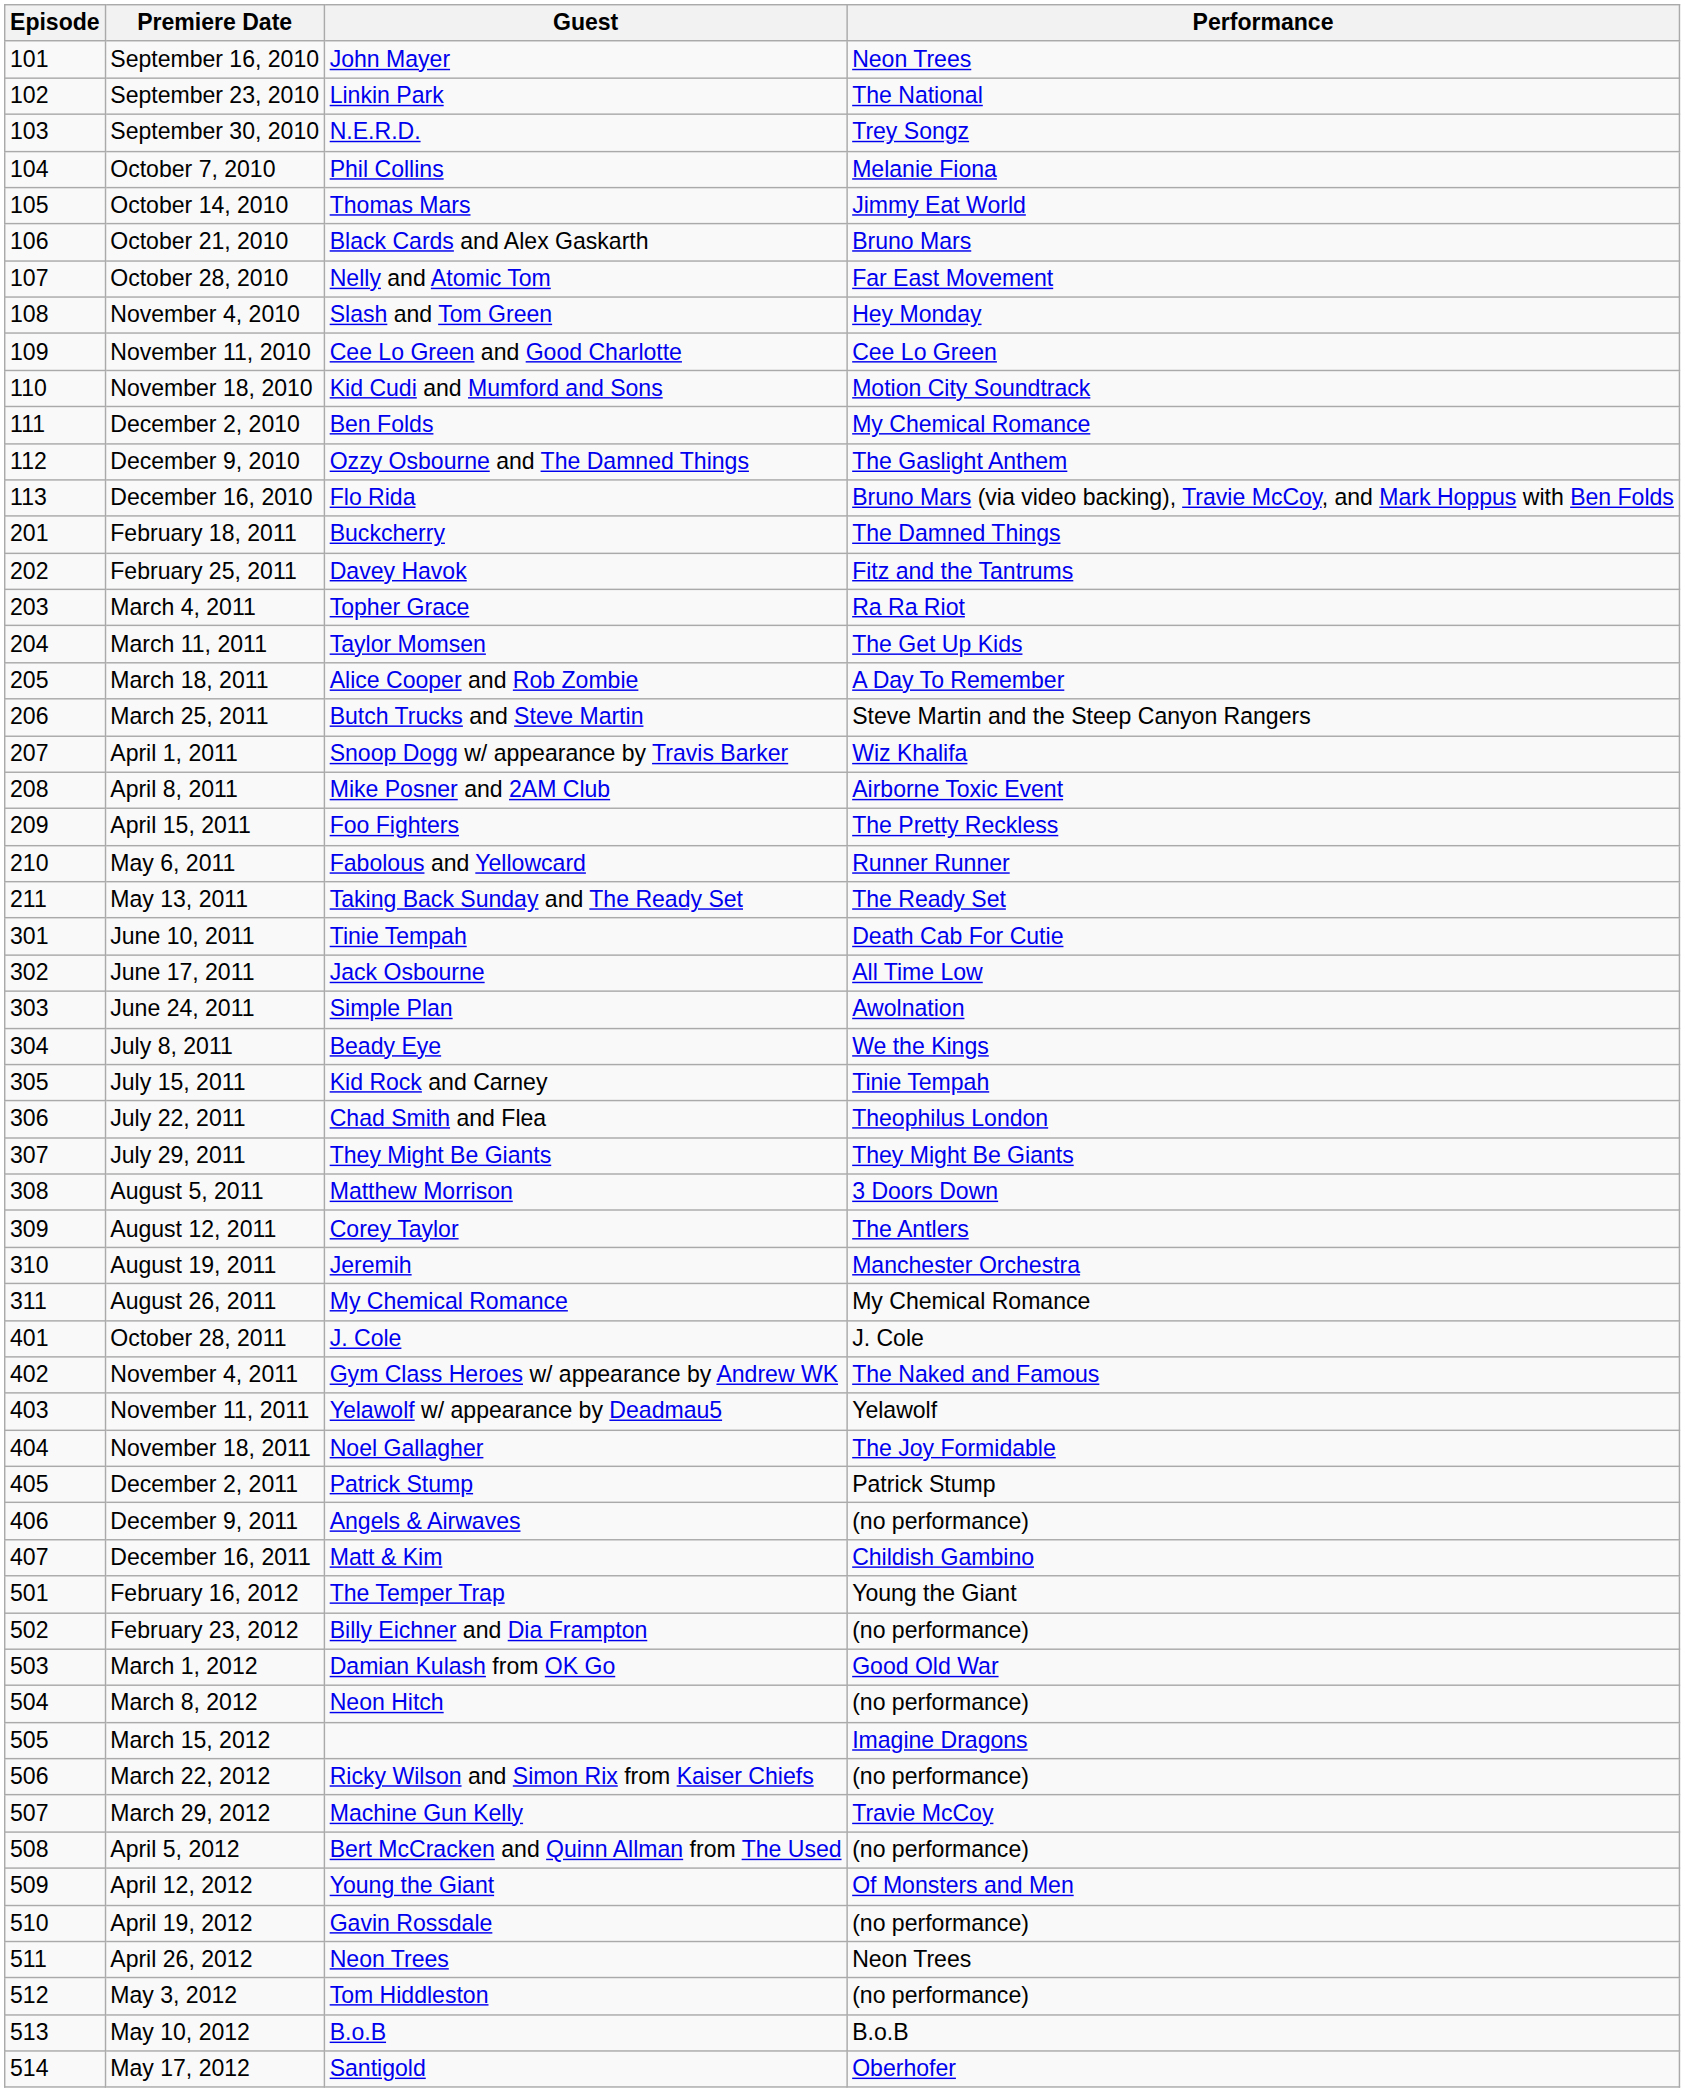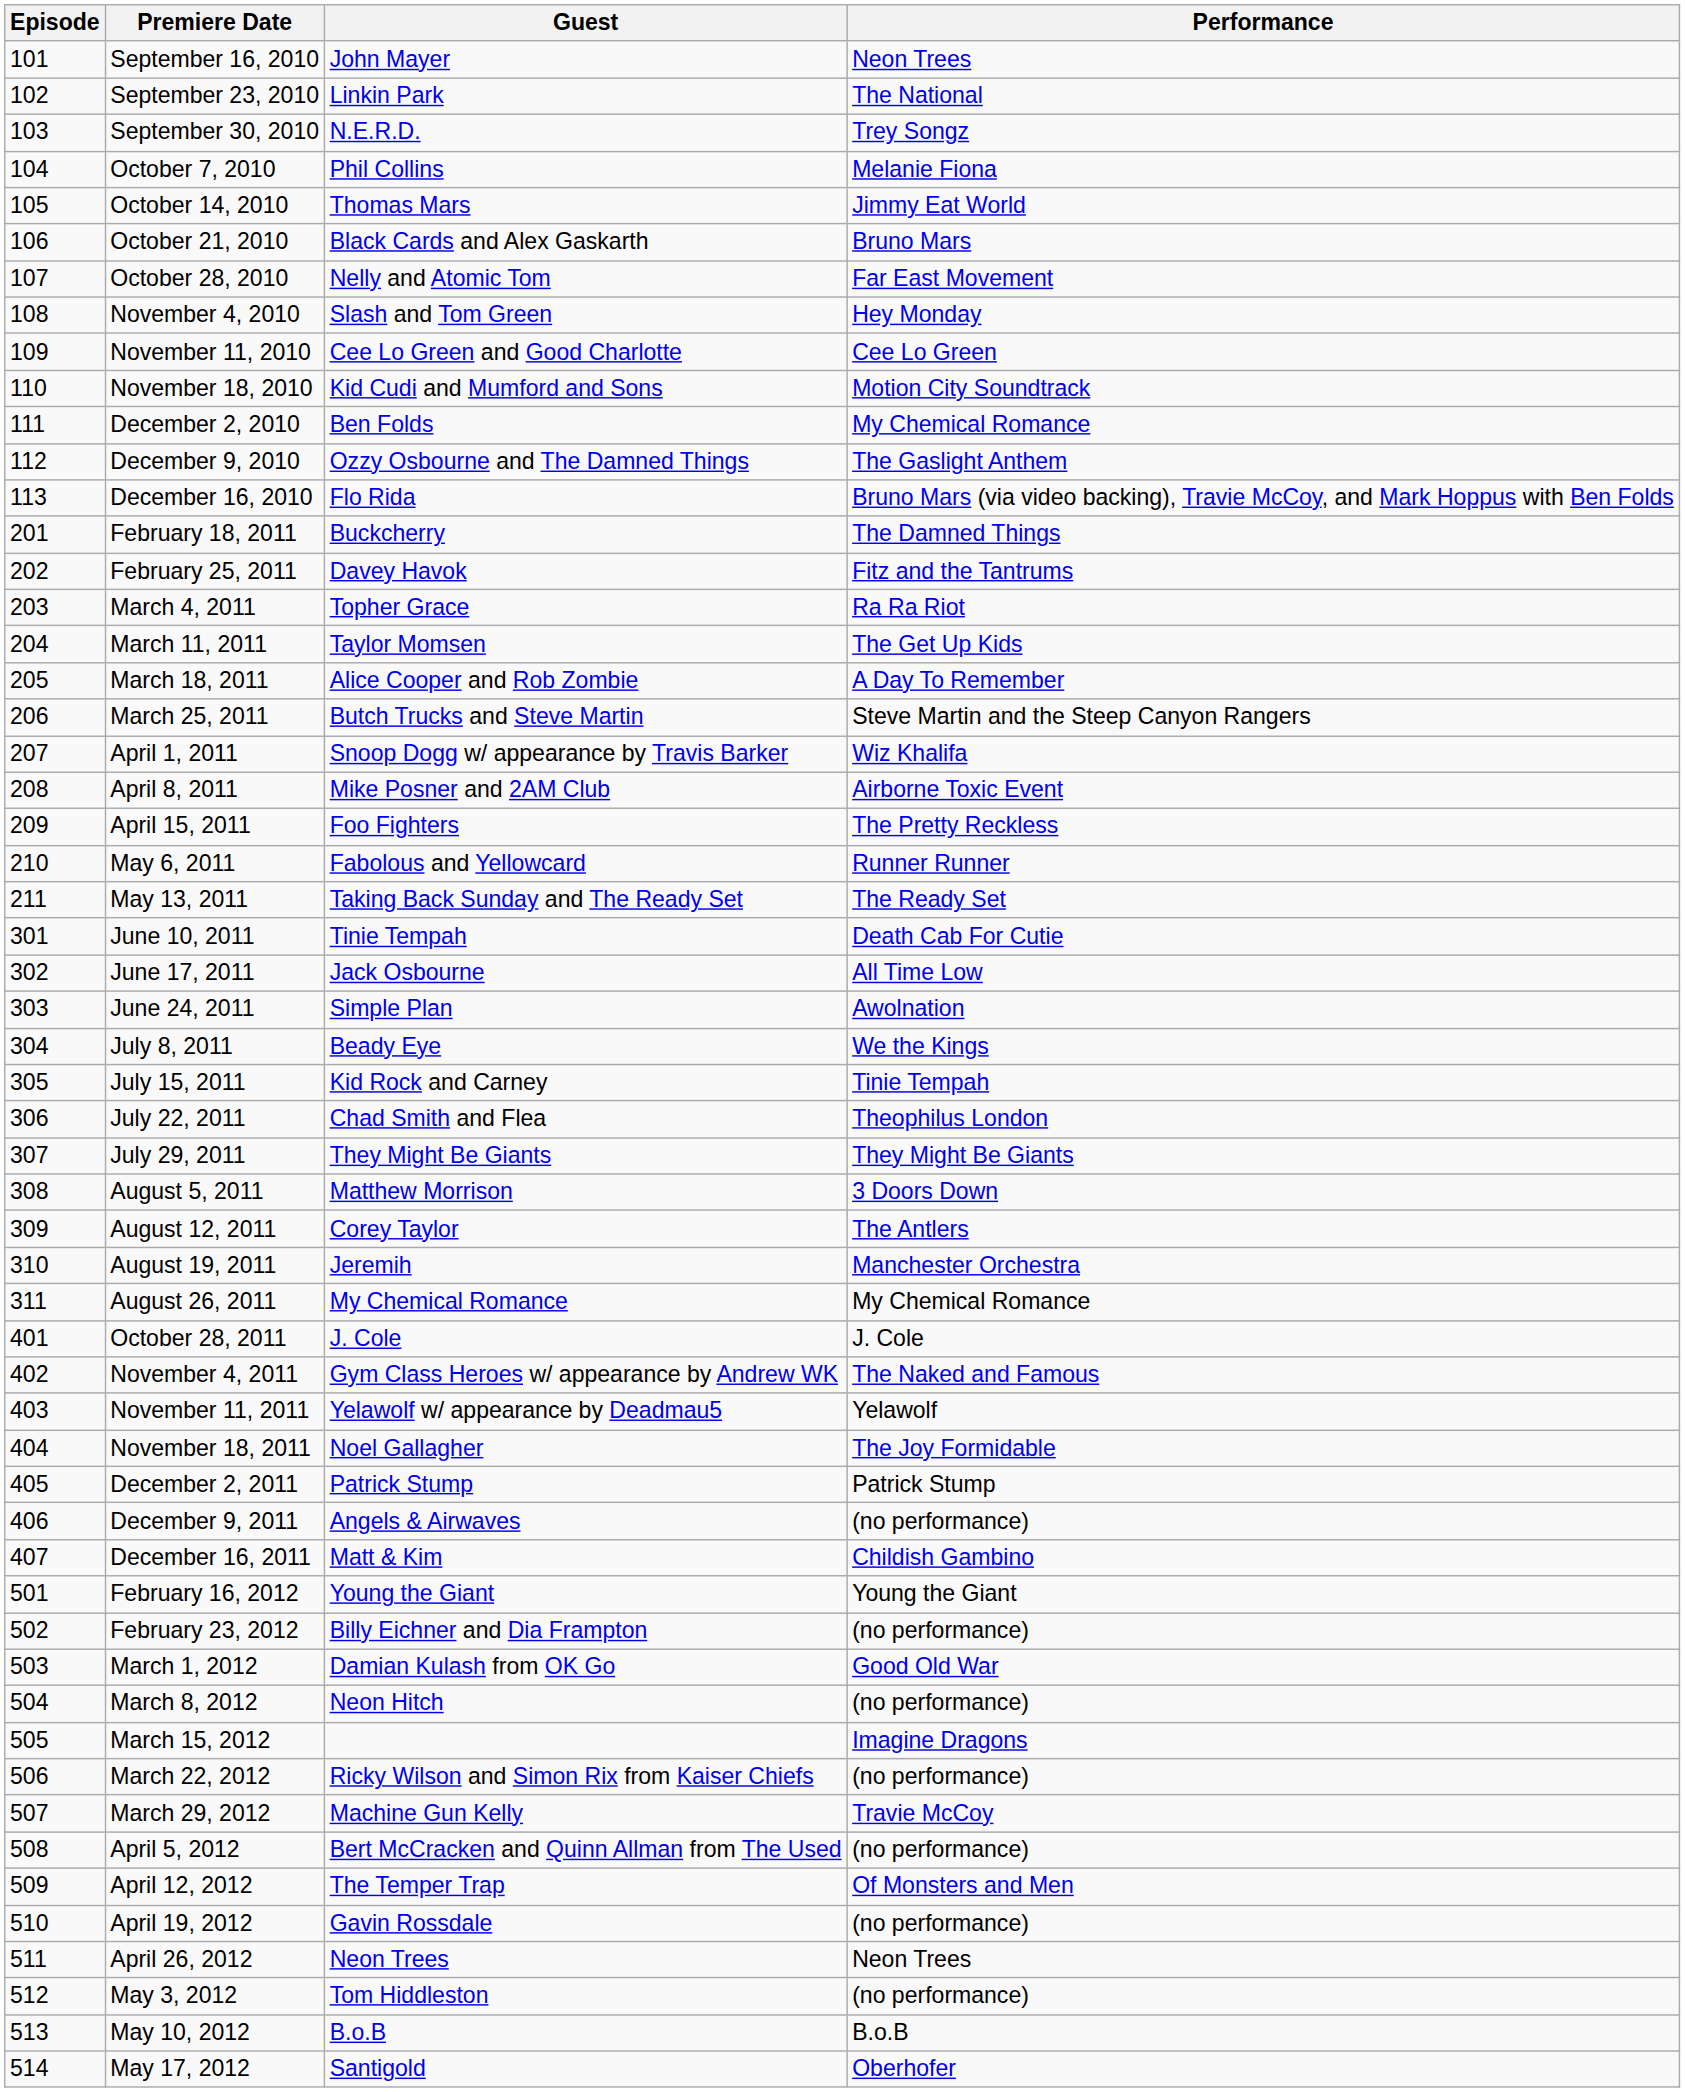(417, 1593) The Temper Trap -> (412, 1593) Young the Giant
(412, 1886) Young the Giant -> (417, 1886) The Temper Trap
